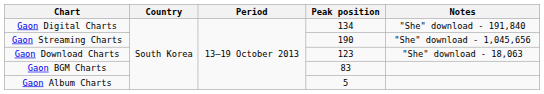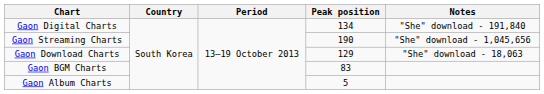(346, 54) 123 -> (346, 54) 129
